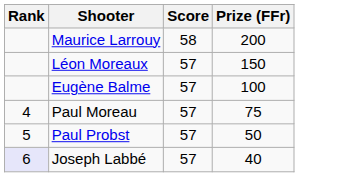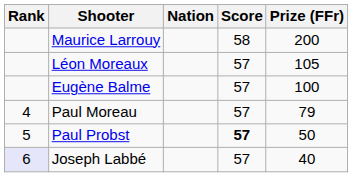+ column: (191, 16)
(253, 64) 150 -> (307, 64) 105
(253, 111) 75 -> (307, 111) 79
(188, 135) normal -> (242, 135) bold
